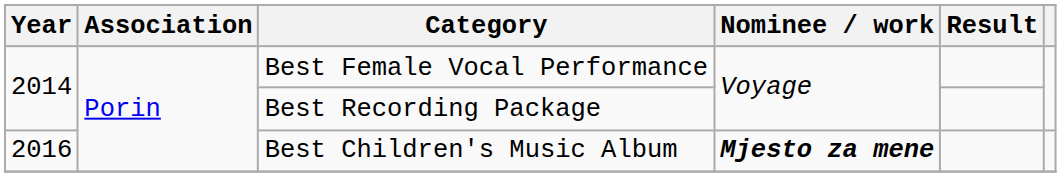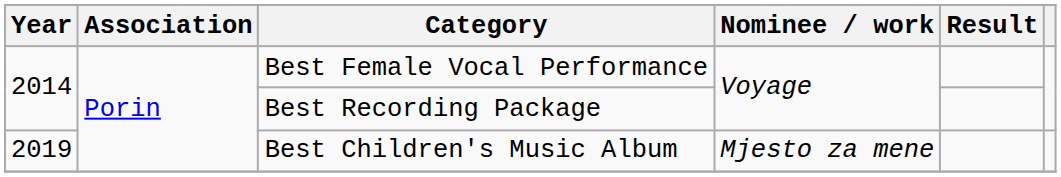(42, 150) 2016 -> (42, 150) 2019
(827, 150) bold -> (827, 150) normal
